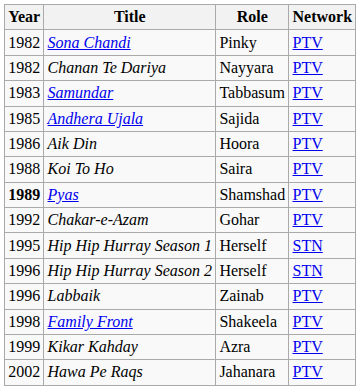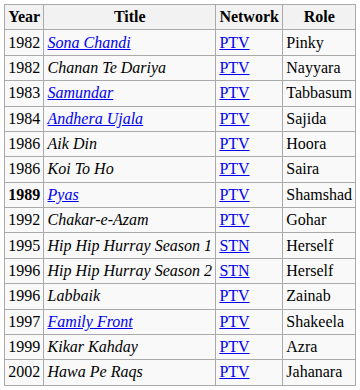columns swapped: (252, 17) <-> (322, 17)
(24, 118) 1985 -> (24, 118) 1984
(24, 169) 1988 -> (24, 169) 1986
(24, 321) 1998 -> (24, 321) 1997
